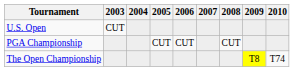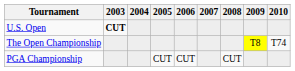(115, 27) normal -> (115, 27) bold
rows swapped: (54, 59) <-> (44, 43)
